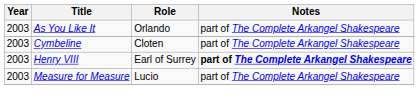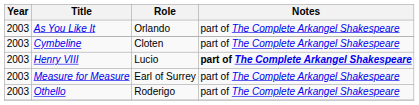(165, 60) Earl of Surrey -> (146, 60) Lucio
(146, 76) Lucio -> (165, 76) Earl of Surrey
+ row: (50, 92)
